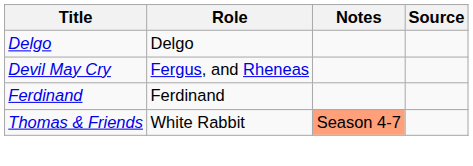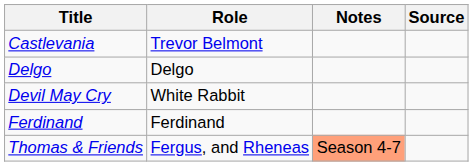+ row: (51, 43)
(230, 69) Fergus, and Rheneas -> (198, 95) White Rabbit
(198, 122) White Rabbit -> (230, 148) Fergus, and Rheneas
